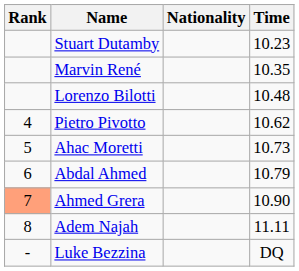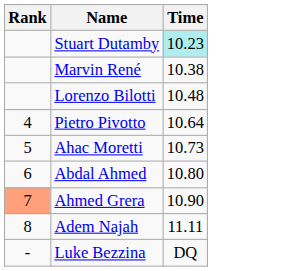- column: (206, 17)
(272, 43) no background -> (185, 43) paleturquoise background
(272, 69) 10.35 -> (185, 69) 10.38
(272, 122) 10.62 -> (185, 122) 10.64
(272, 174) 10.79 -> (185, 174) 10.80
